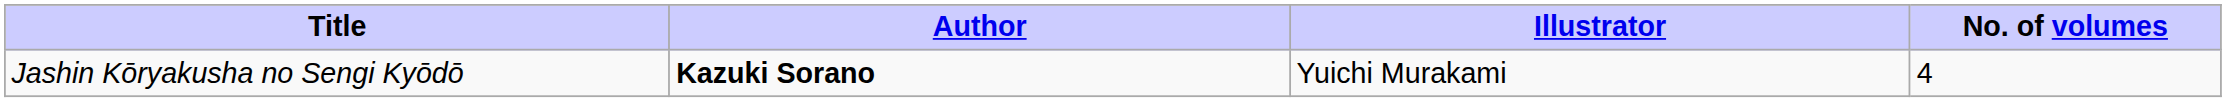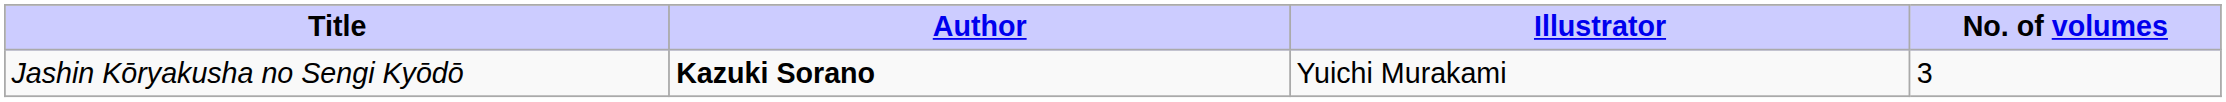(1925, 72) 4 -> (1925, 72) 3
